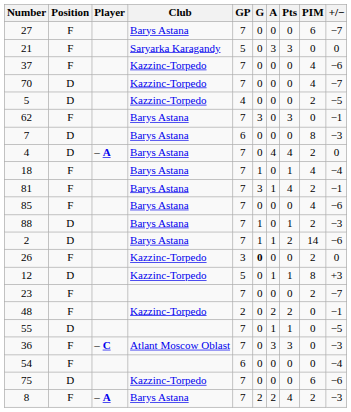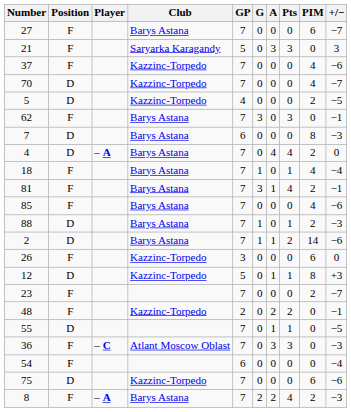(337, 48) 0 -> (337, 48) 3
(260, 258) bold -> (260, 258) normal
(313, 258) 2 -> (313, 258) 6
